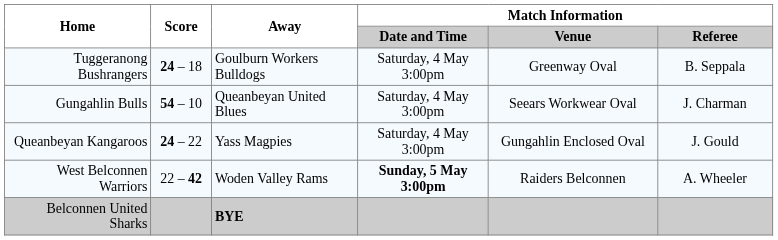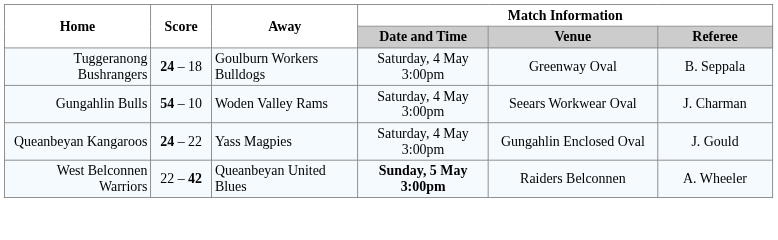(270, 104) Queanbeyan United Blues -> (271, 104) Woden Valley Rams
(271, 178) Woden Valley Rams -> (270, 178) Queanbeyan United Blues
- row: (97, 216)
